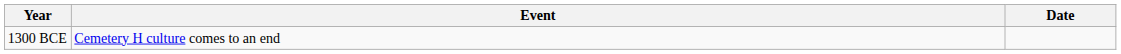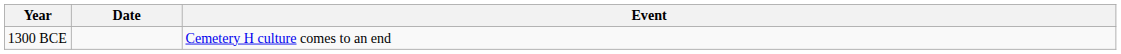columns swapped: (1060, 15) <-> (538, 15)
